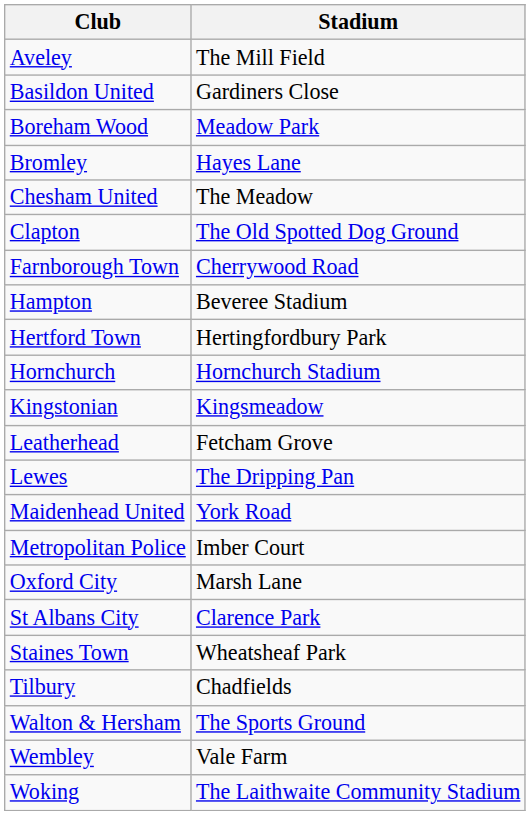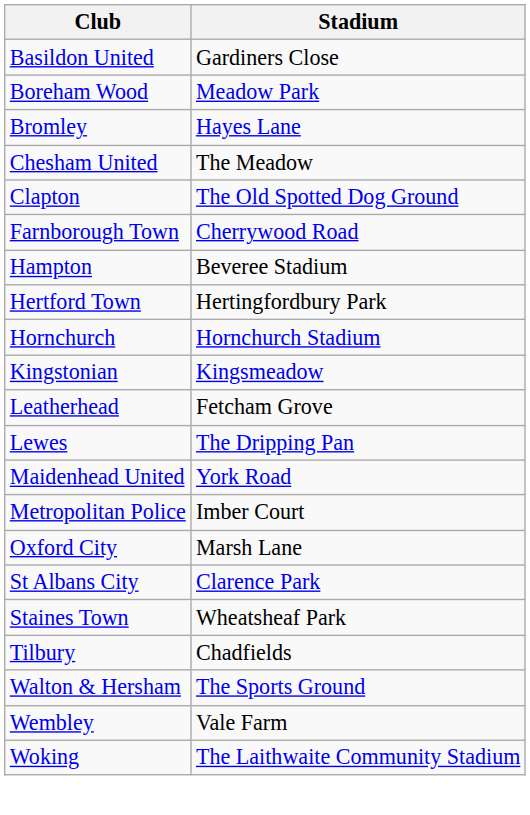- row: (41, 57)
